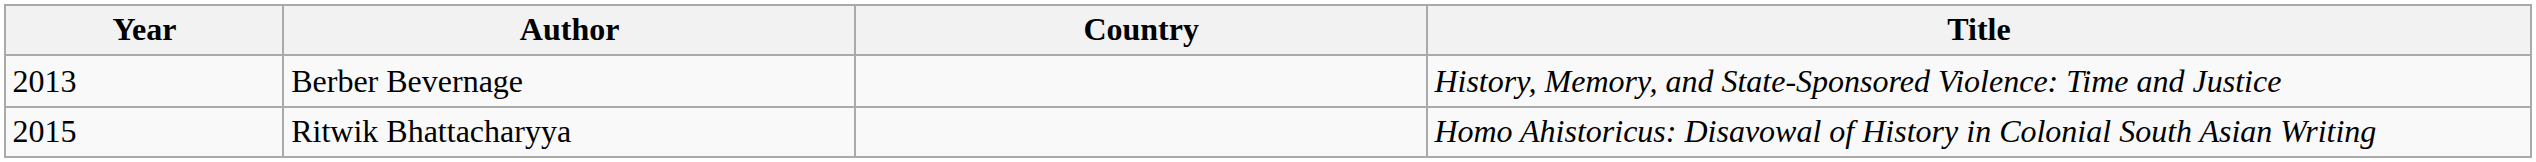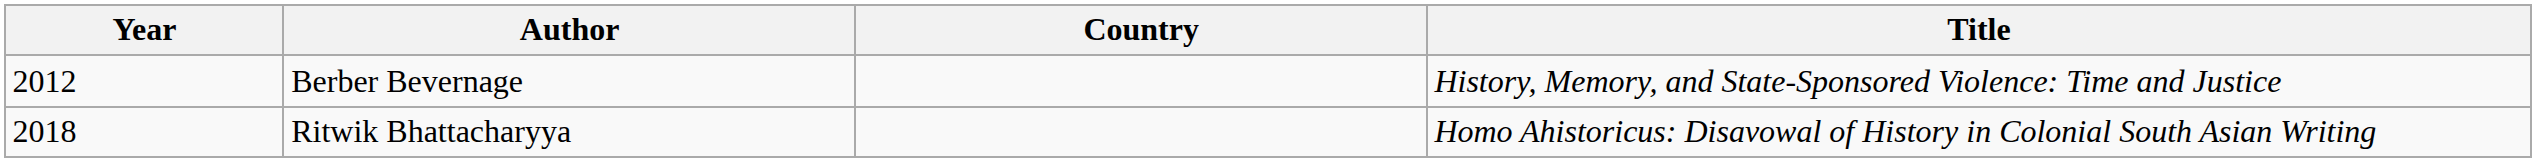(44, 80) 2013 -> (44, 80) 2012
(44, 131) 2015 -> (44, 131) 2018
